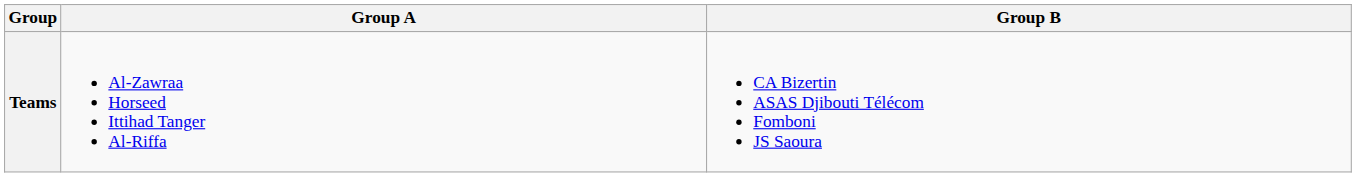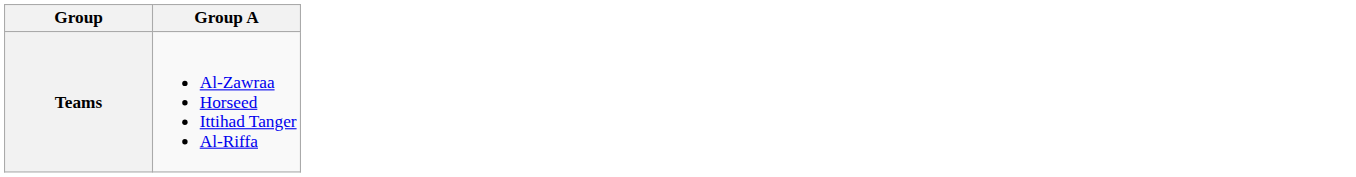- column: (1029, 18)
